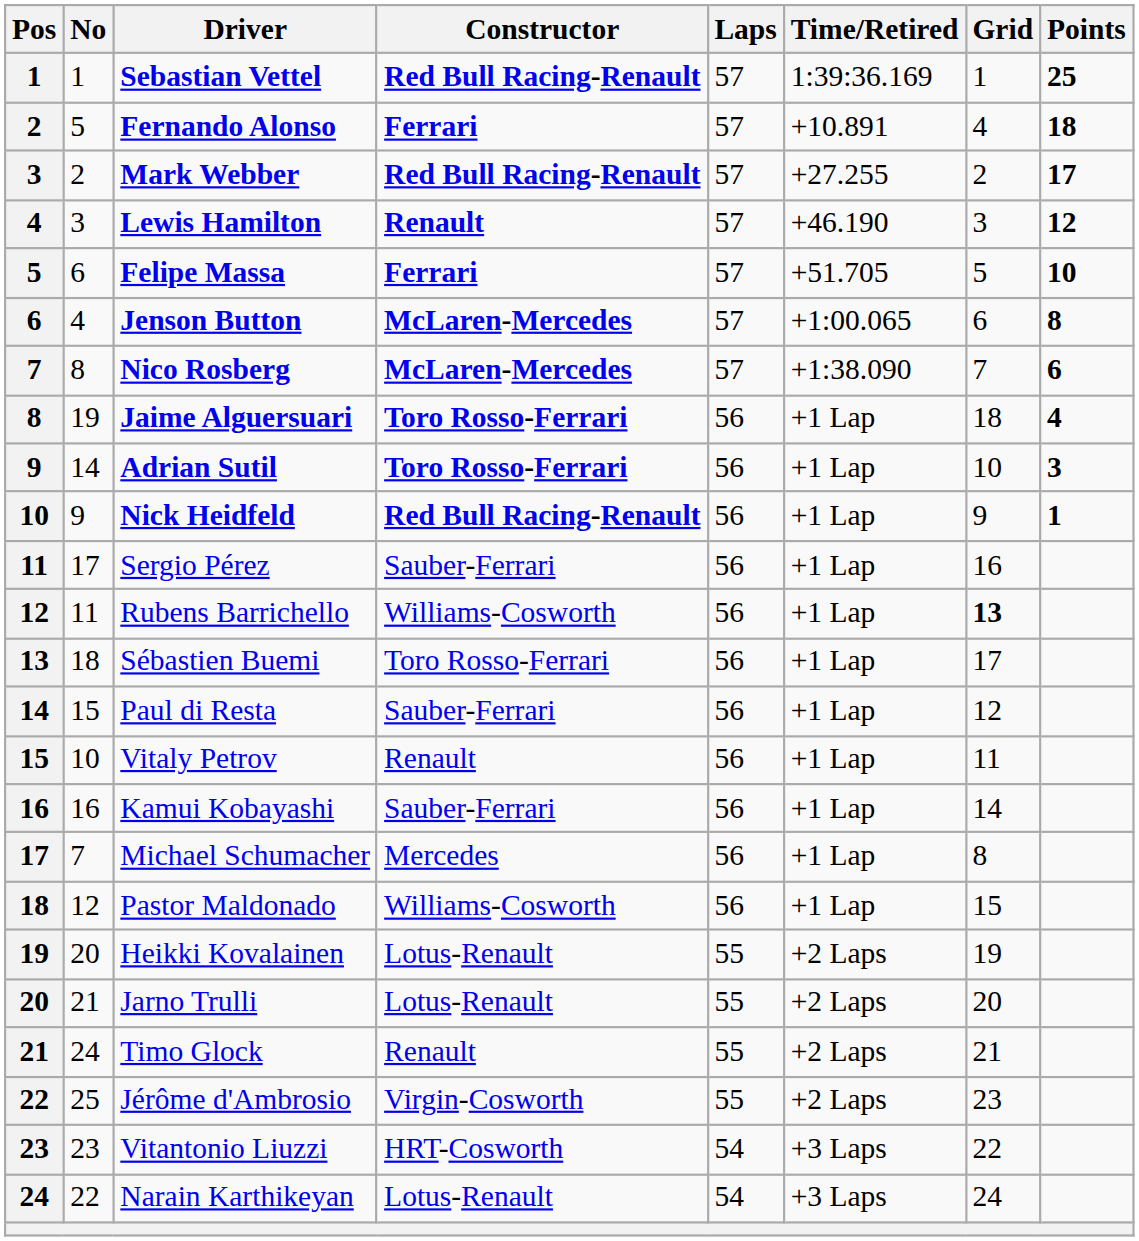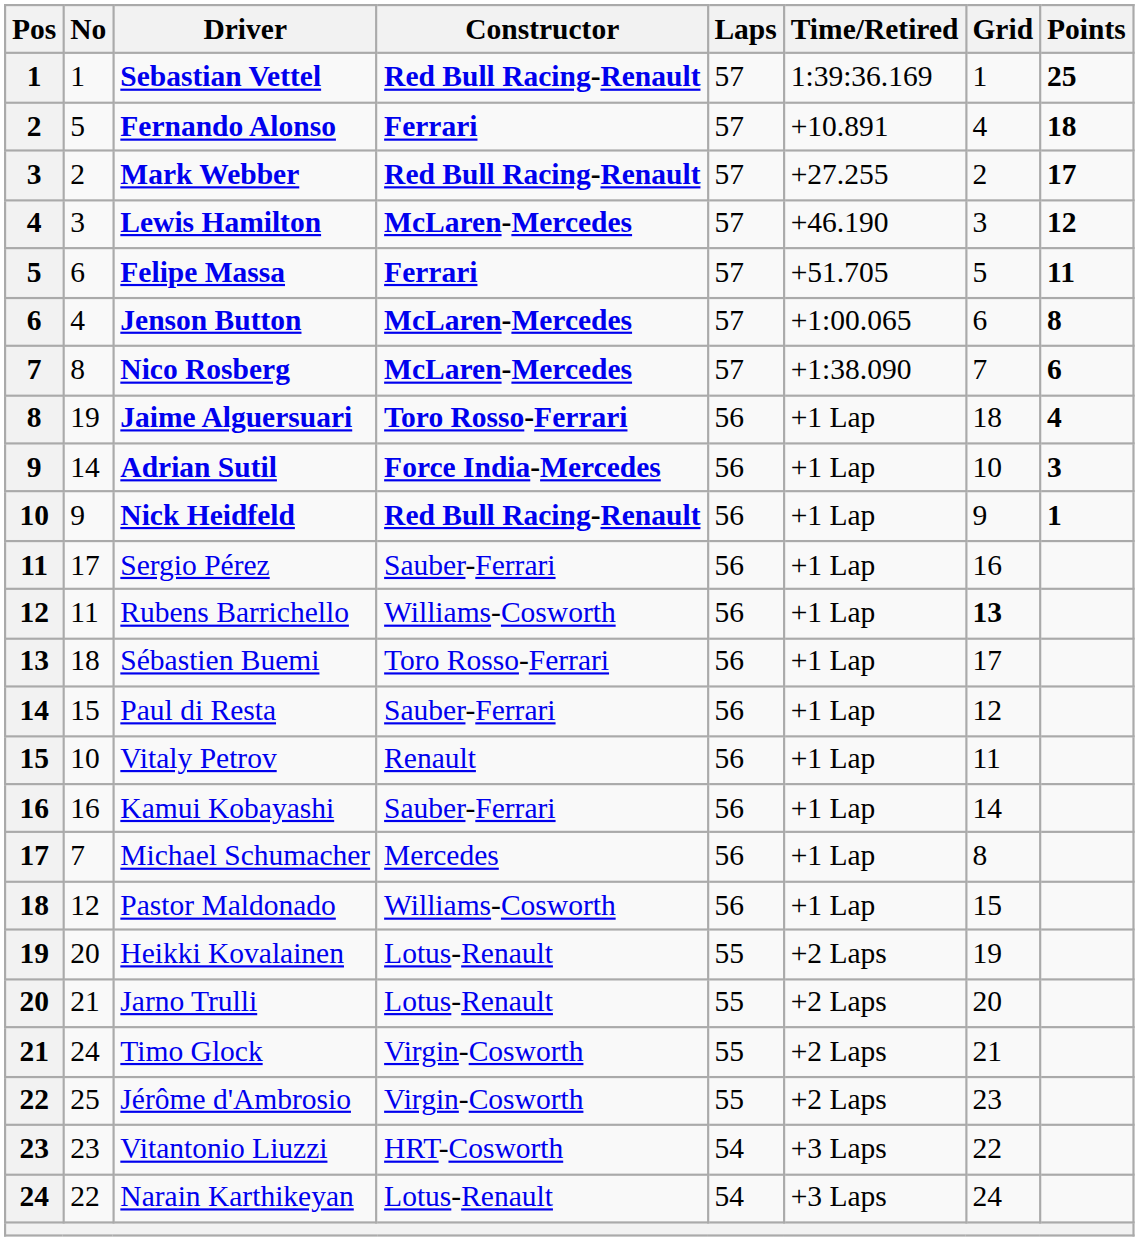(434, 223) Renault -> (508, 223) McLaren-Mercedes
(1062, 271) 10 -> (1061, 271) 11
(506, 466) Toro Rosso-Ferrari -> (522, 466) Force India-Mercedes
(430, 1050) Renault -> (484, 1050) Virgin-Cosworth
